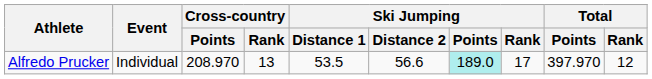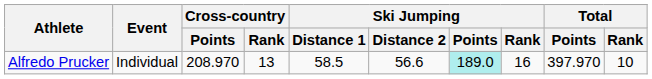(329, 63) 53.5 -> (329, 63) 58.5
(522, 63) 17 -> (522, 63) 16
(625, 63) 12 -> (625, 63) 10
